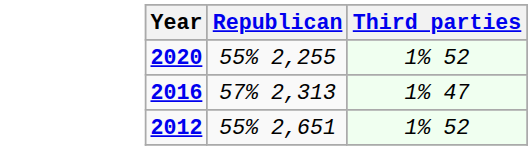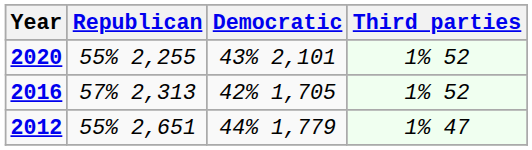+ column: (278, 23)
(437, 93) 1% 47 -> (437, 93) 1% 52
(437, 128) 1% 52 -> (437, 128) 1% 47
